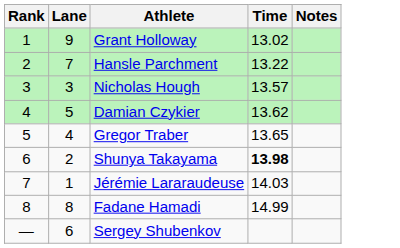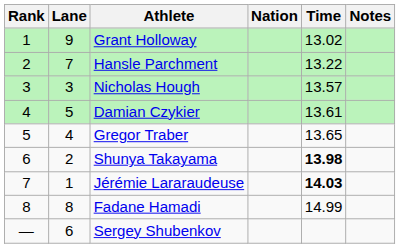+ column: (274, 16)
(270, 111) 13.62 -> (324, 111) 13.61
(270, 183) normal -> (324, 183) bold
